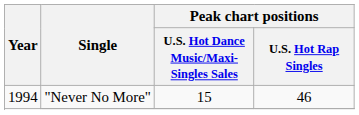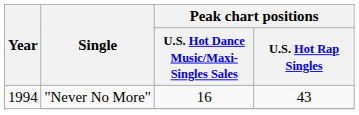(204, 96) 15 -> (204, 96) 16
(304, 96) 46 -> (304, 96) 43
